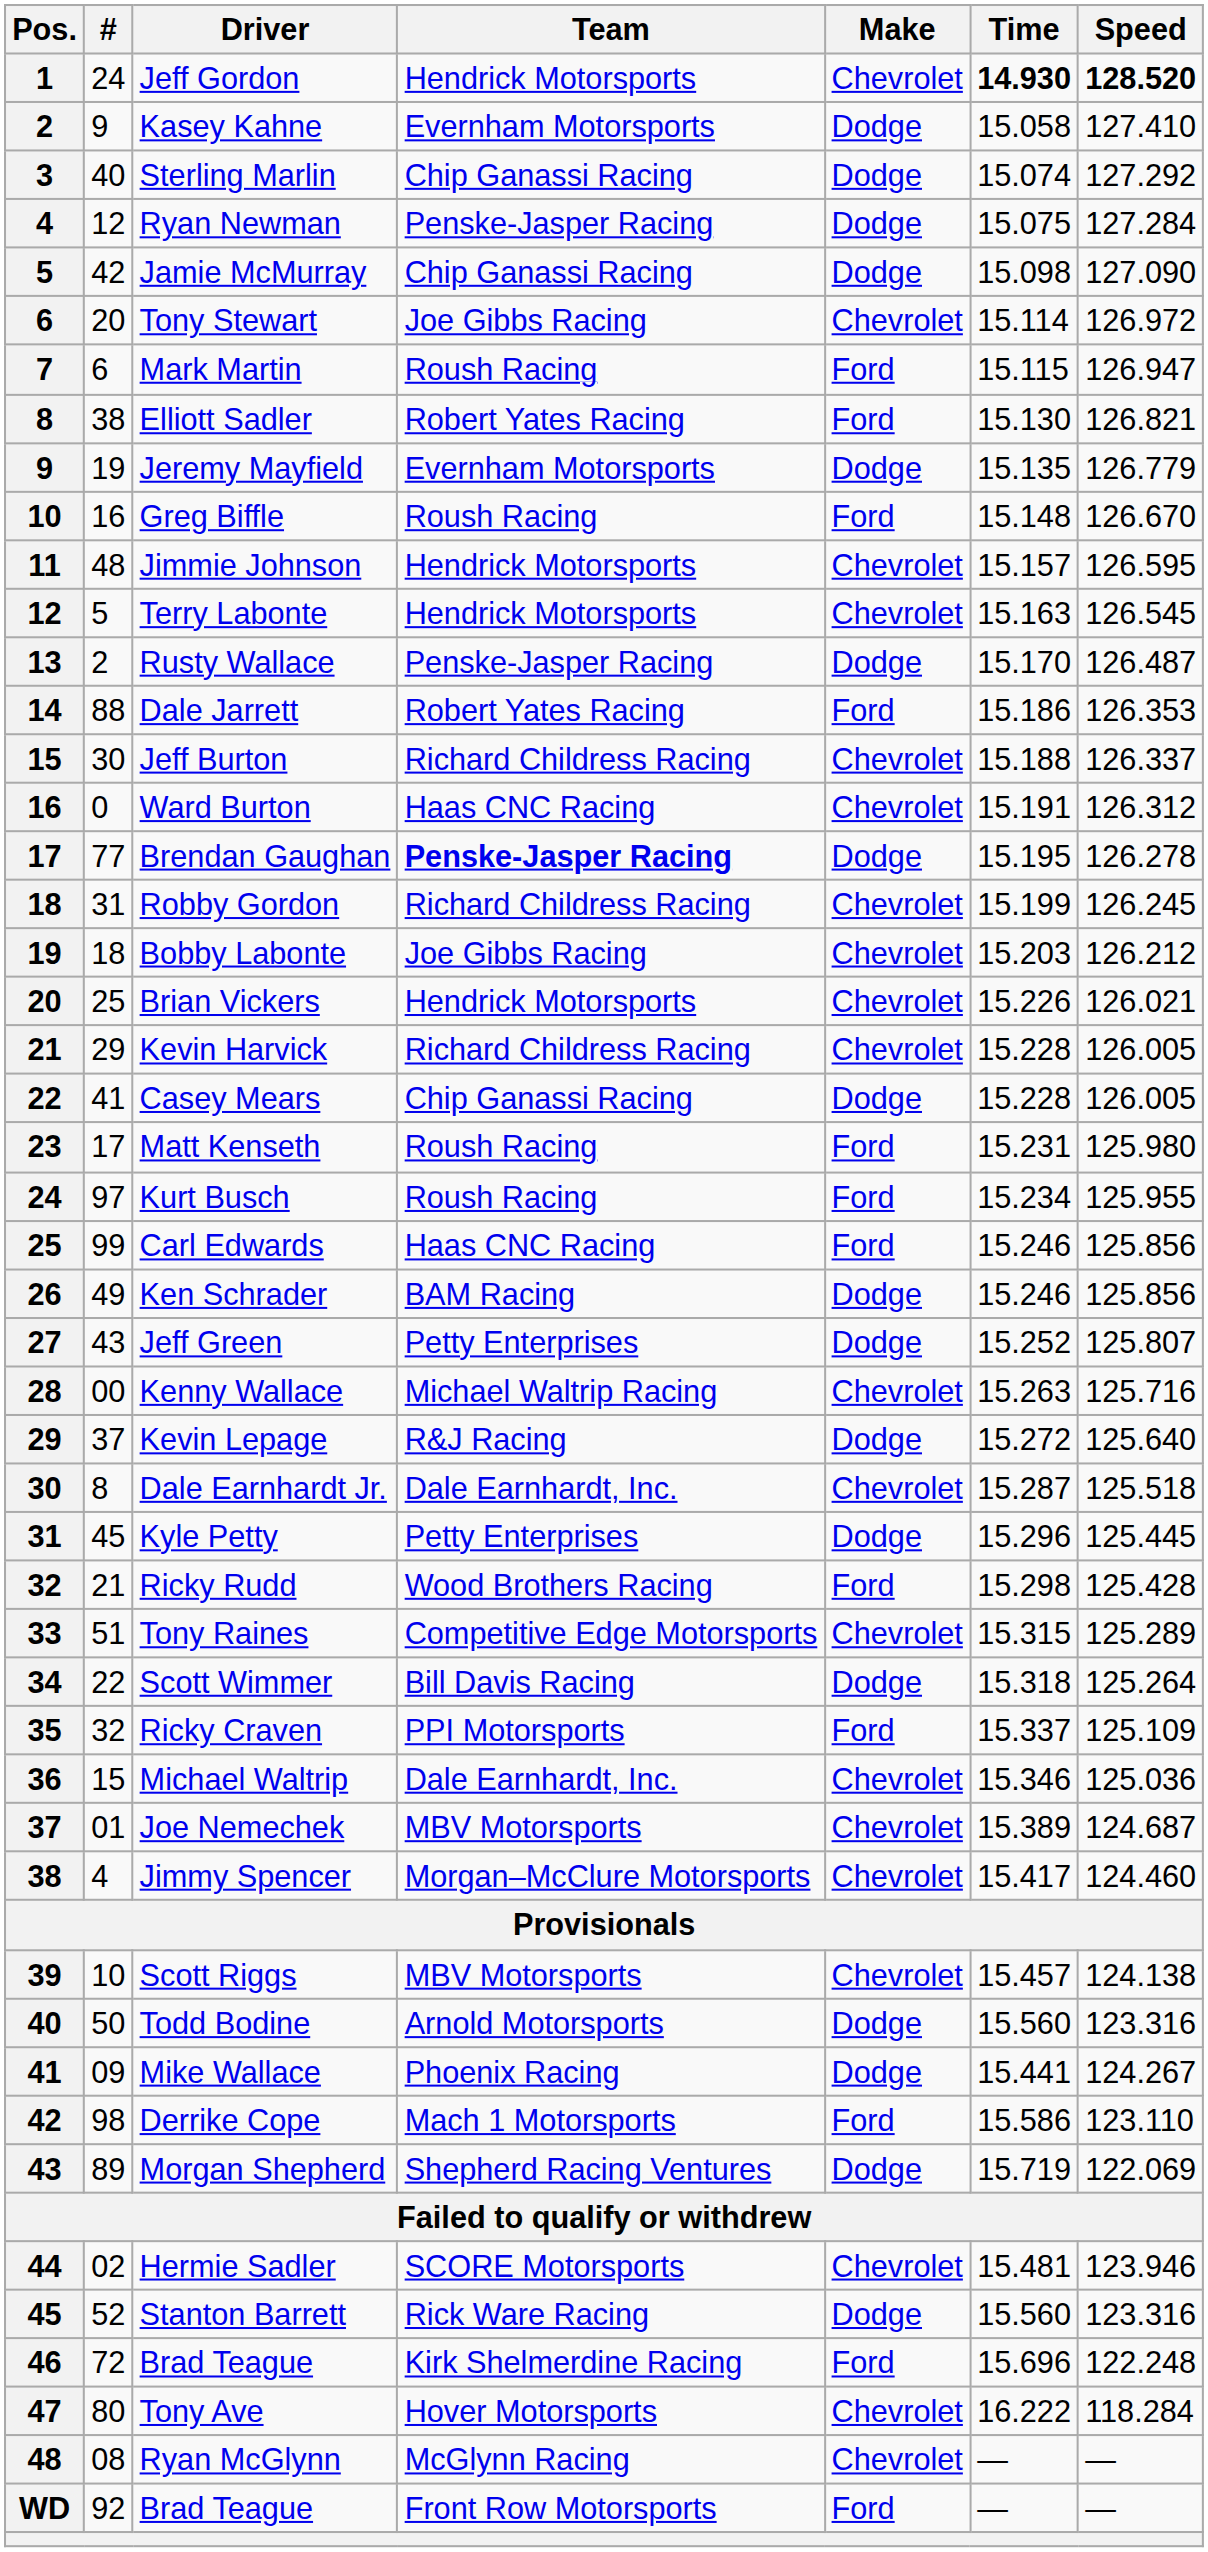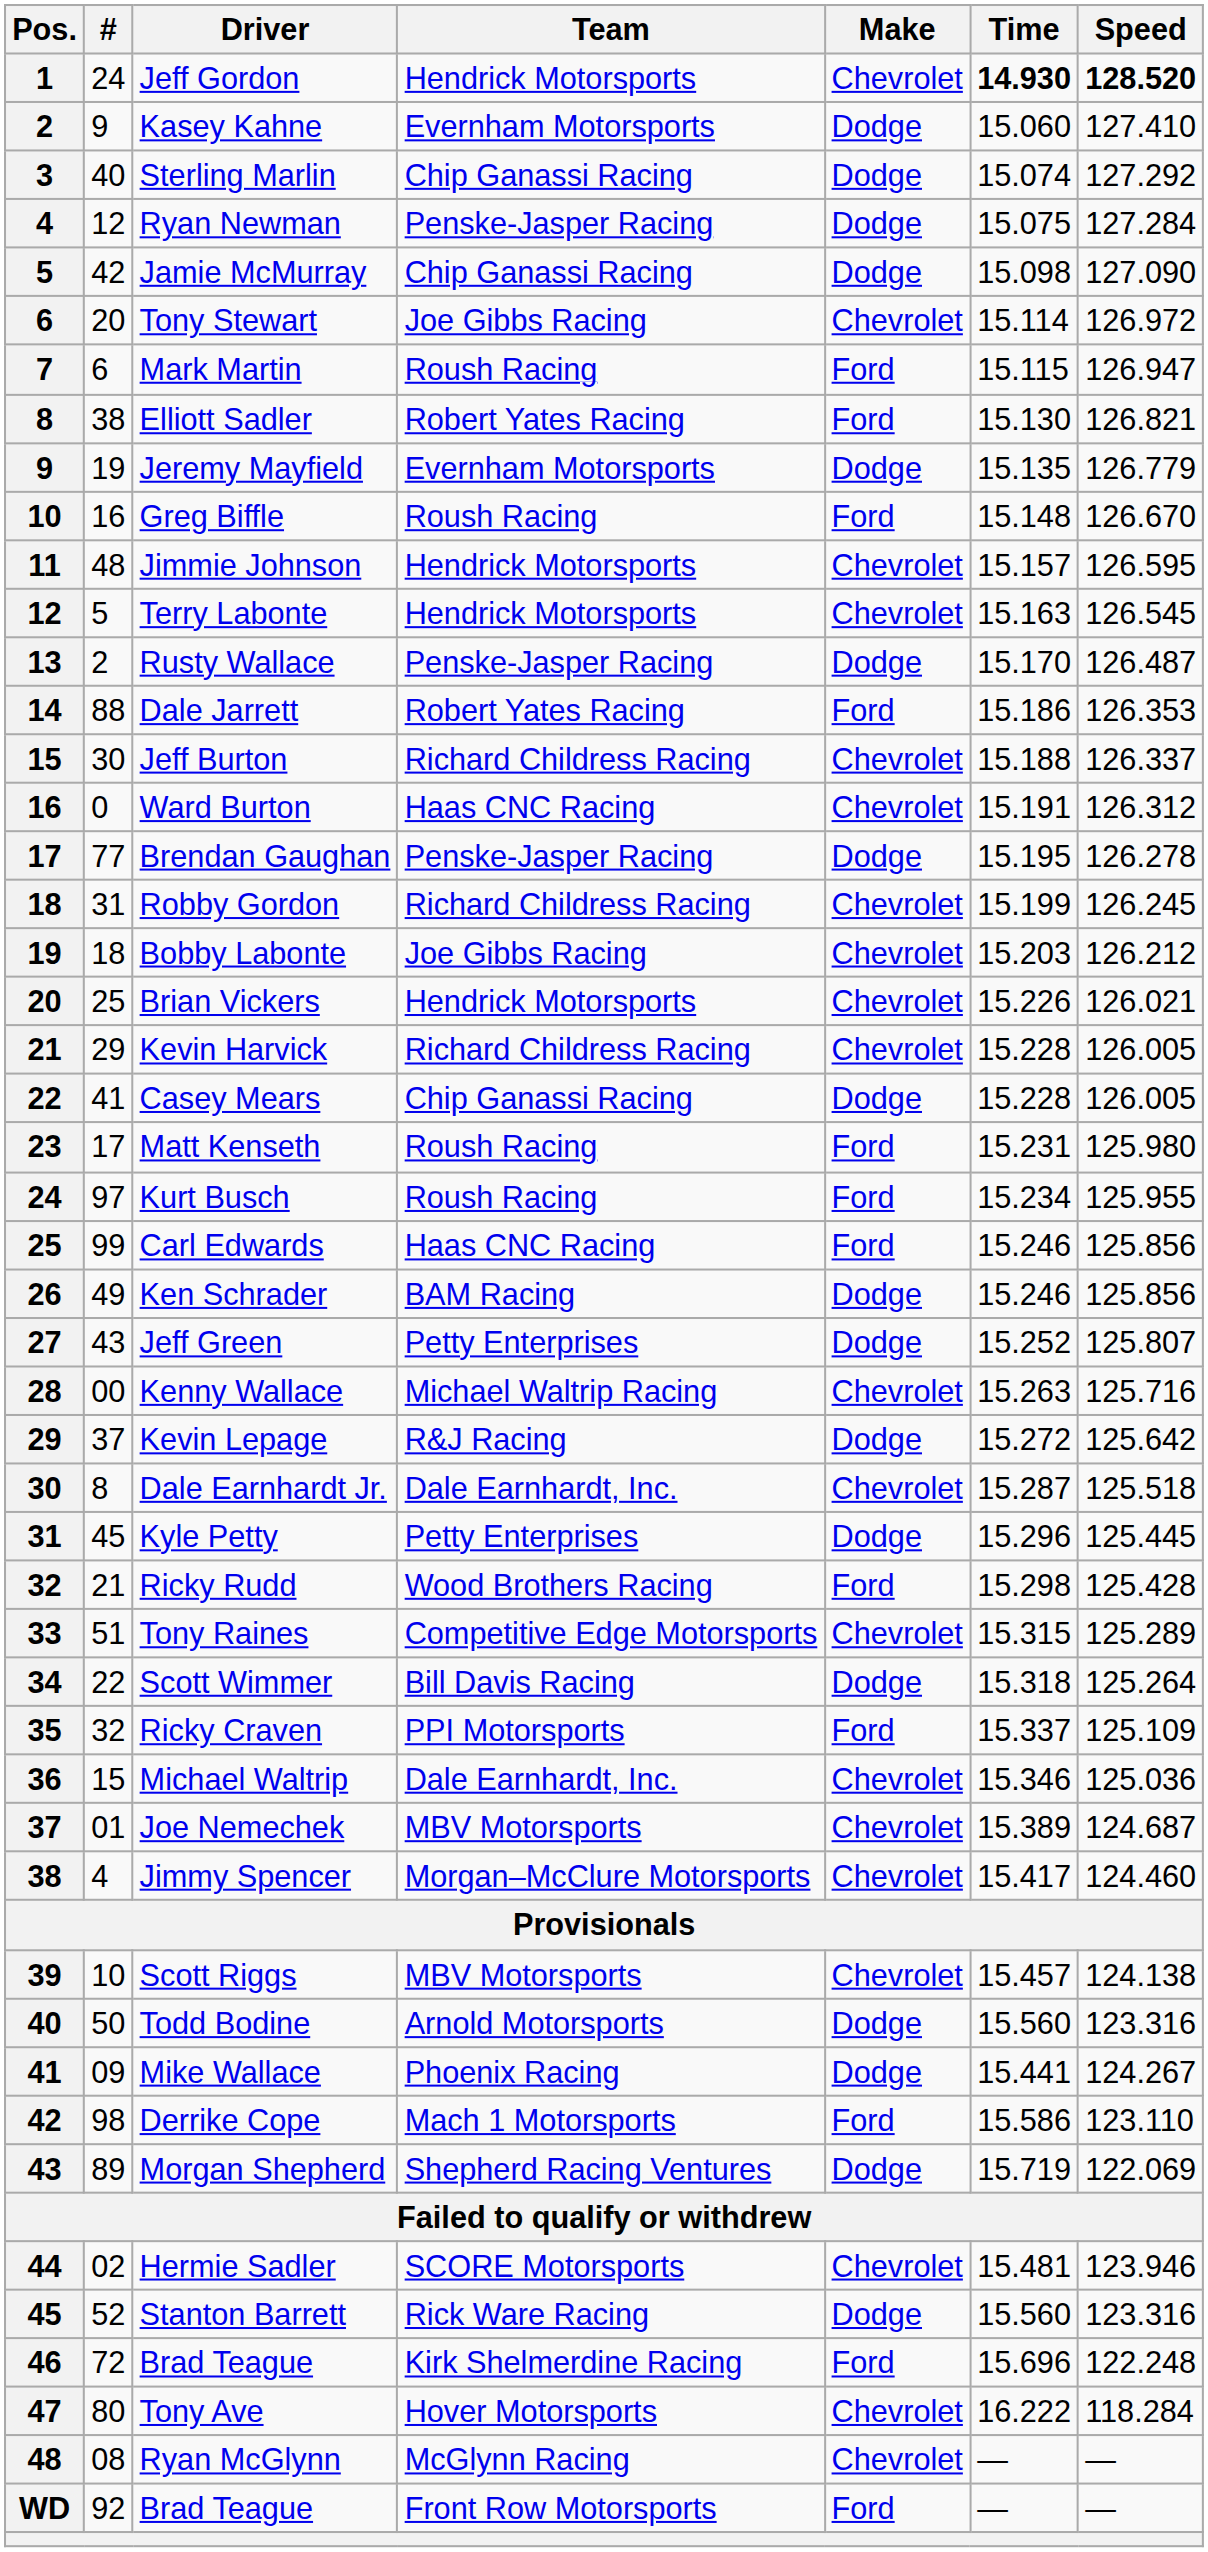(1024, 127) 15.058 -> (1024, 127) 15.060
(568, 856) bold -> (559, 856) normal
(1141, 1439) 125.640 -> (1141, 1439) 125.642
